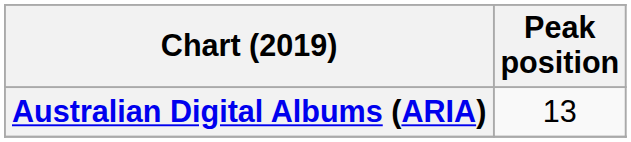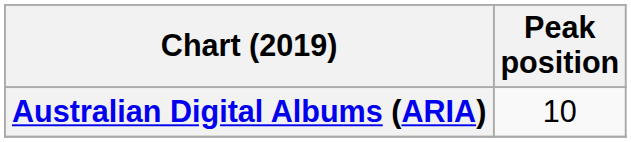(560, 111) 13 -> (560, 111) 10
